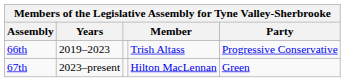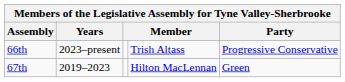(84, 49) 2019–2023 -> (90, 49) 2023–present
(90, 67) 2023–present -> (84, 67) 2019–2023
